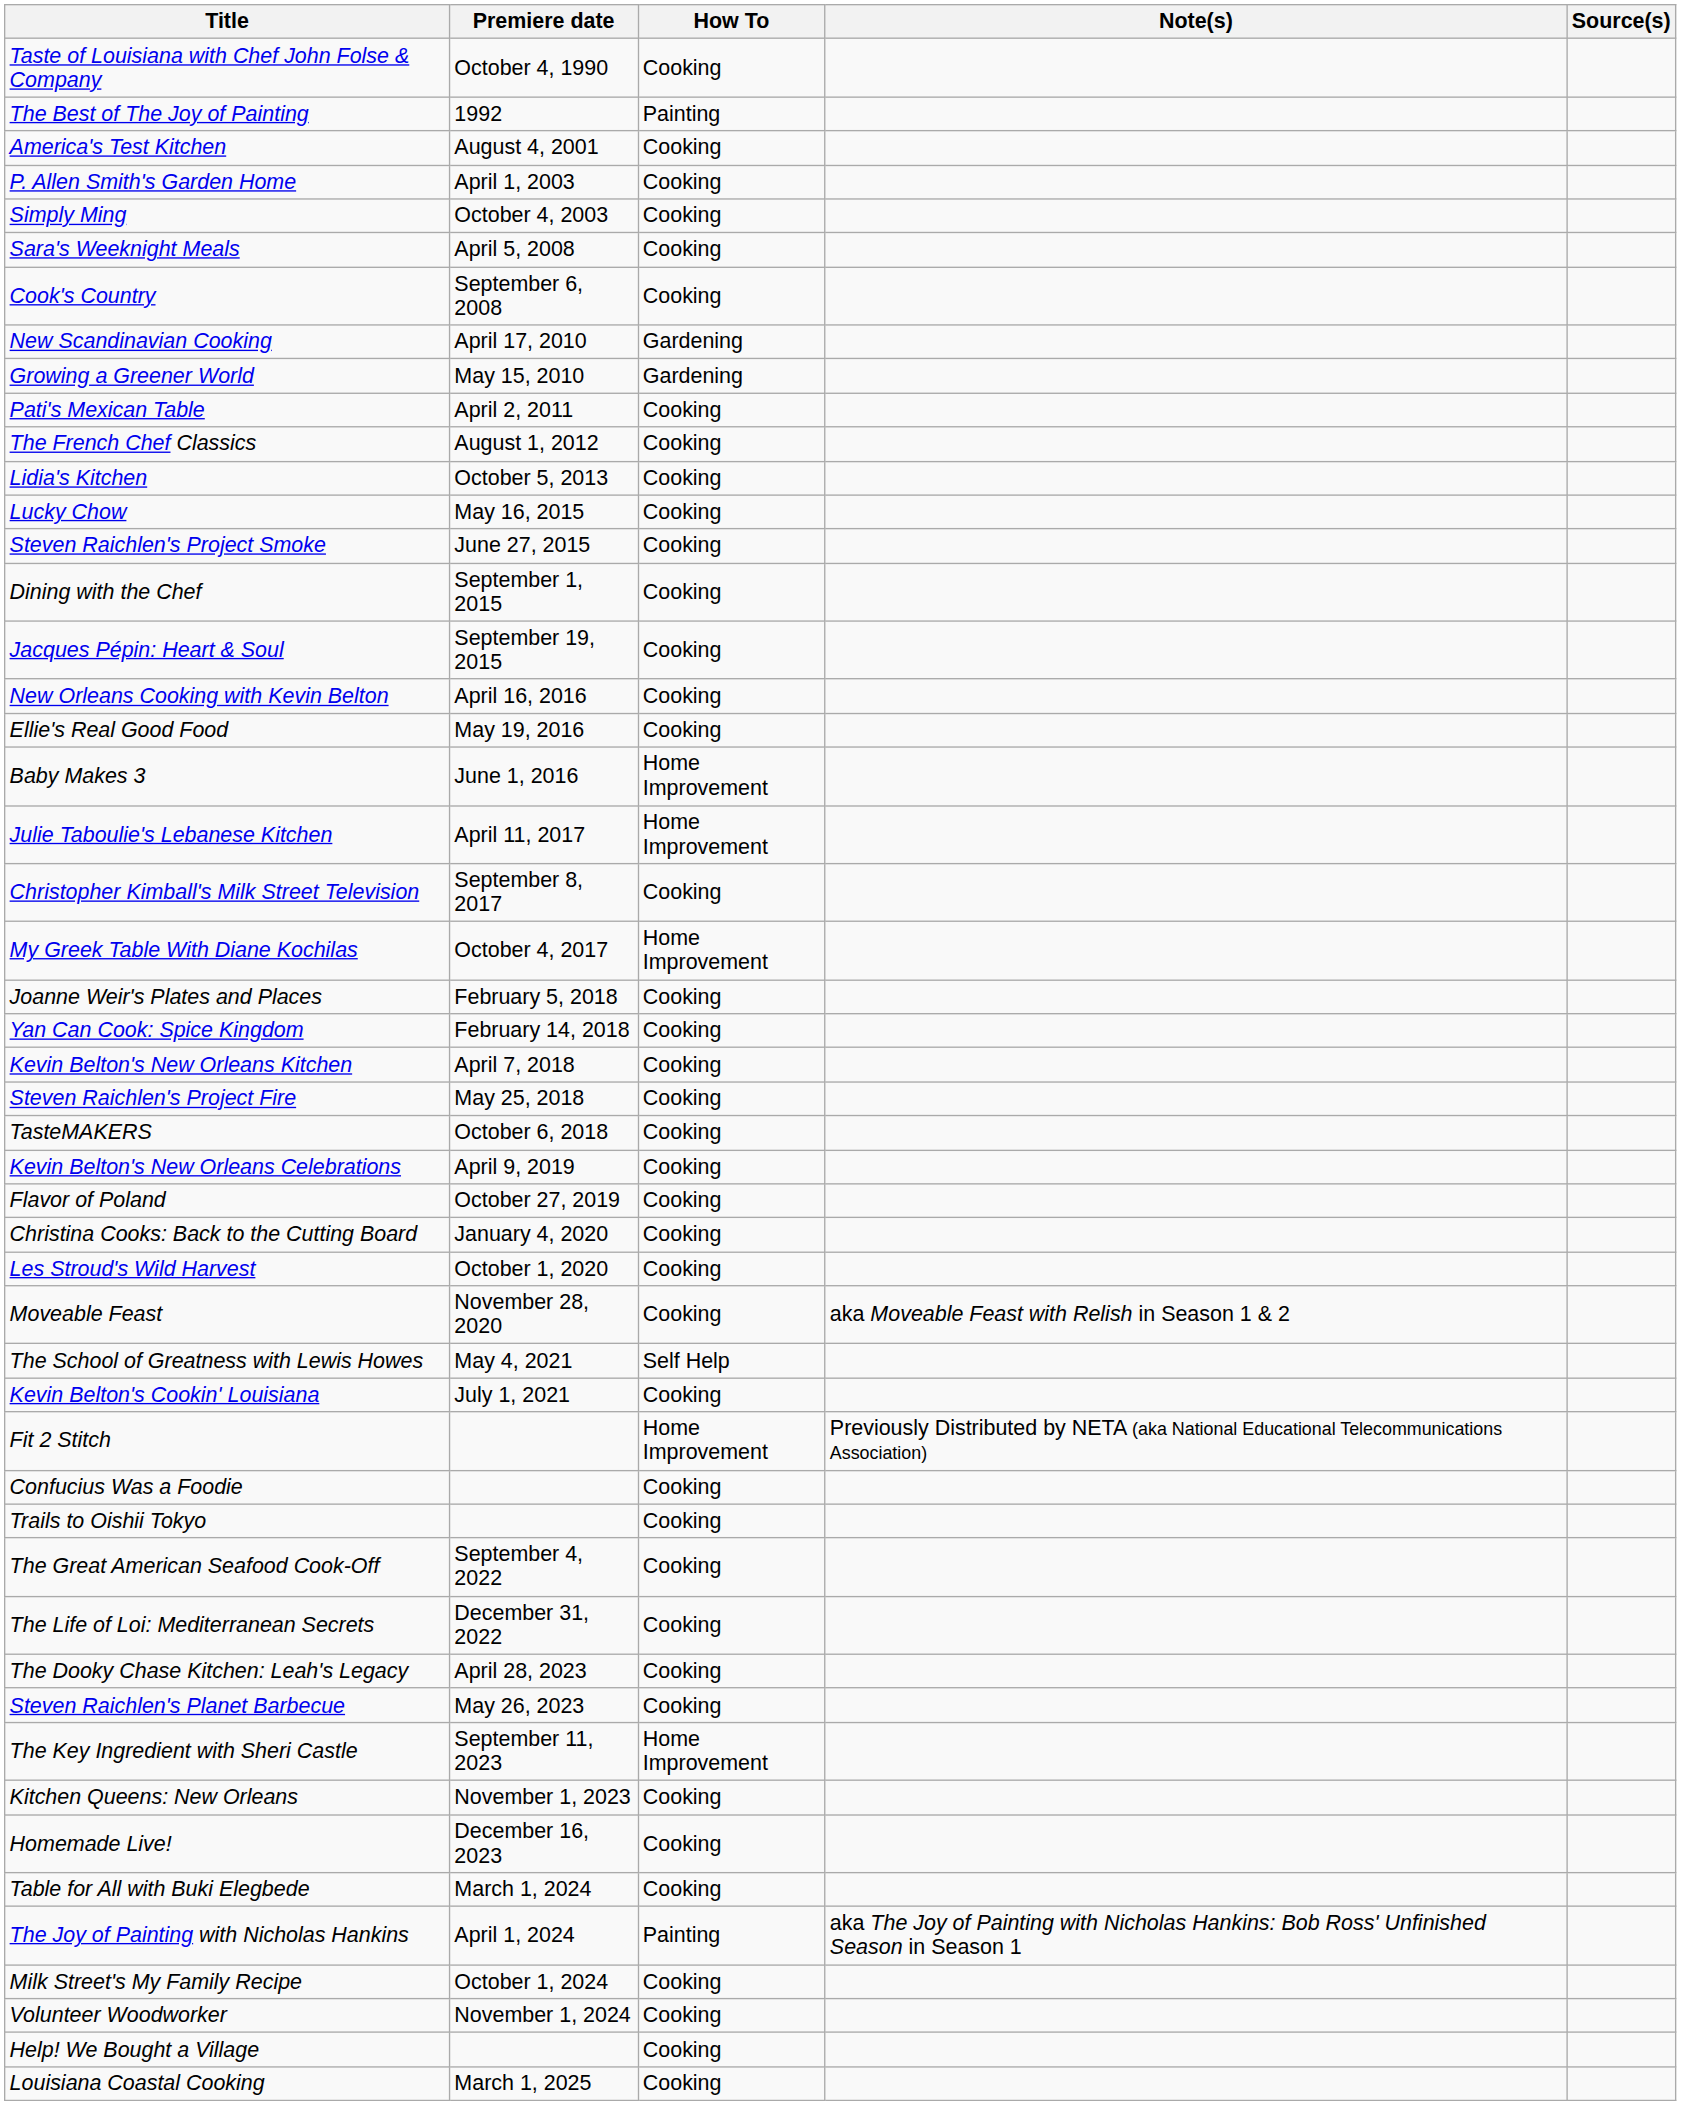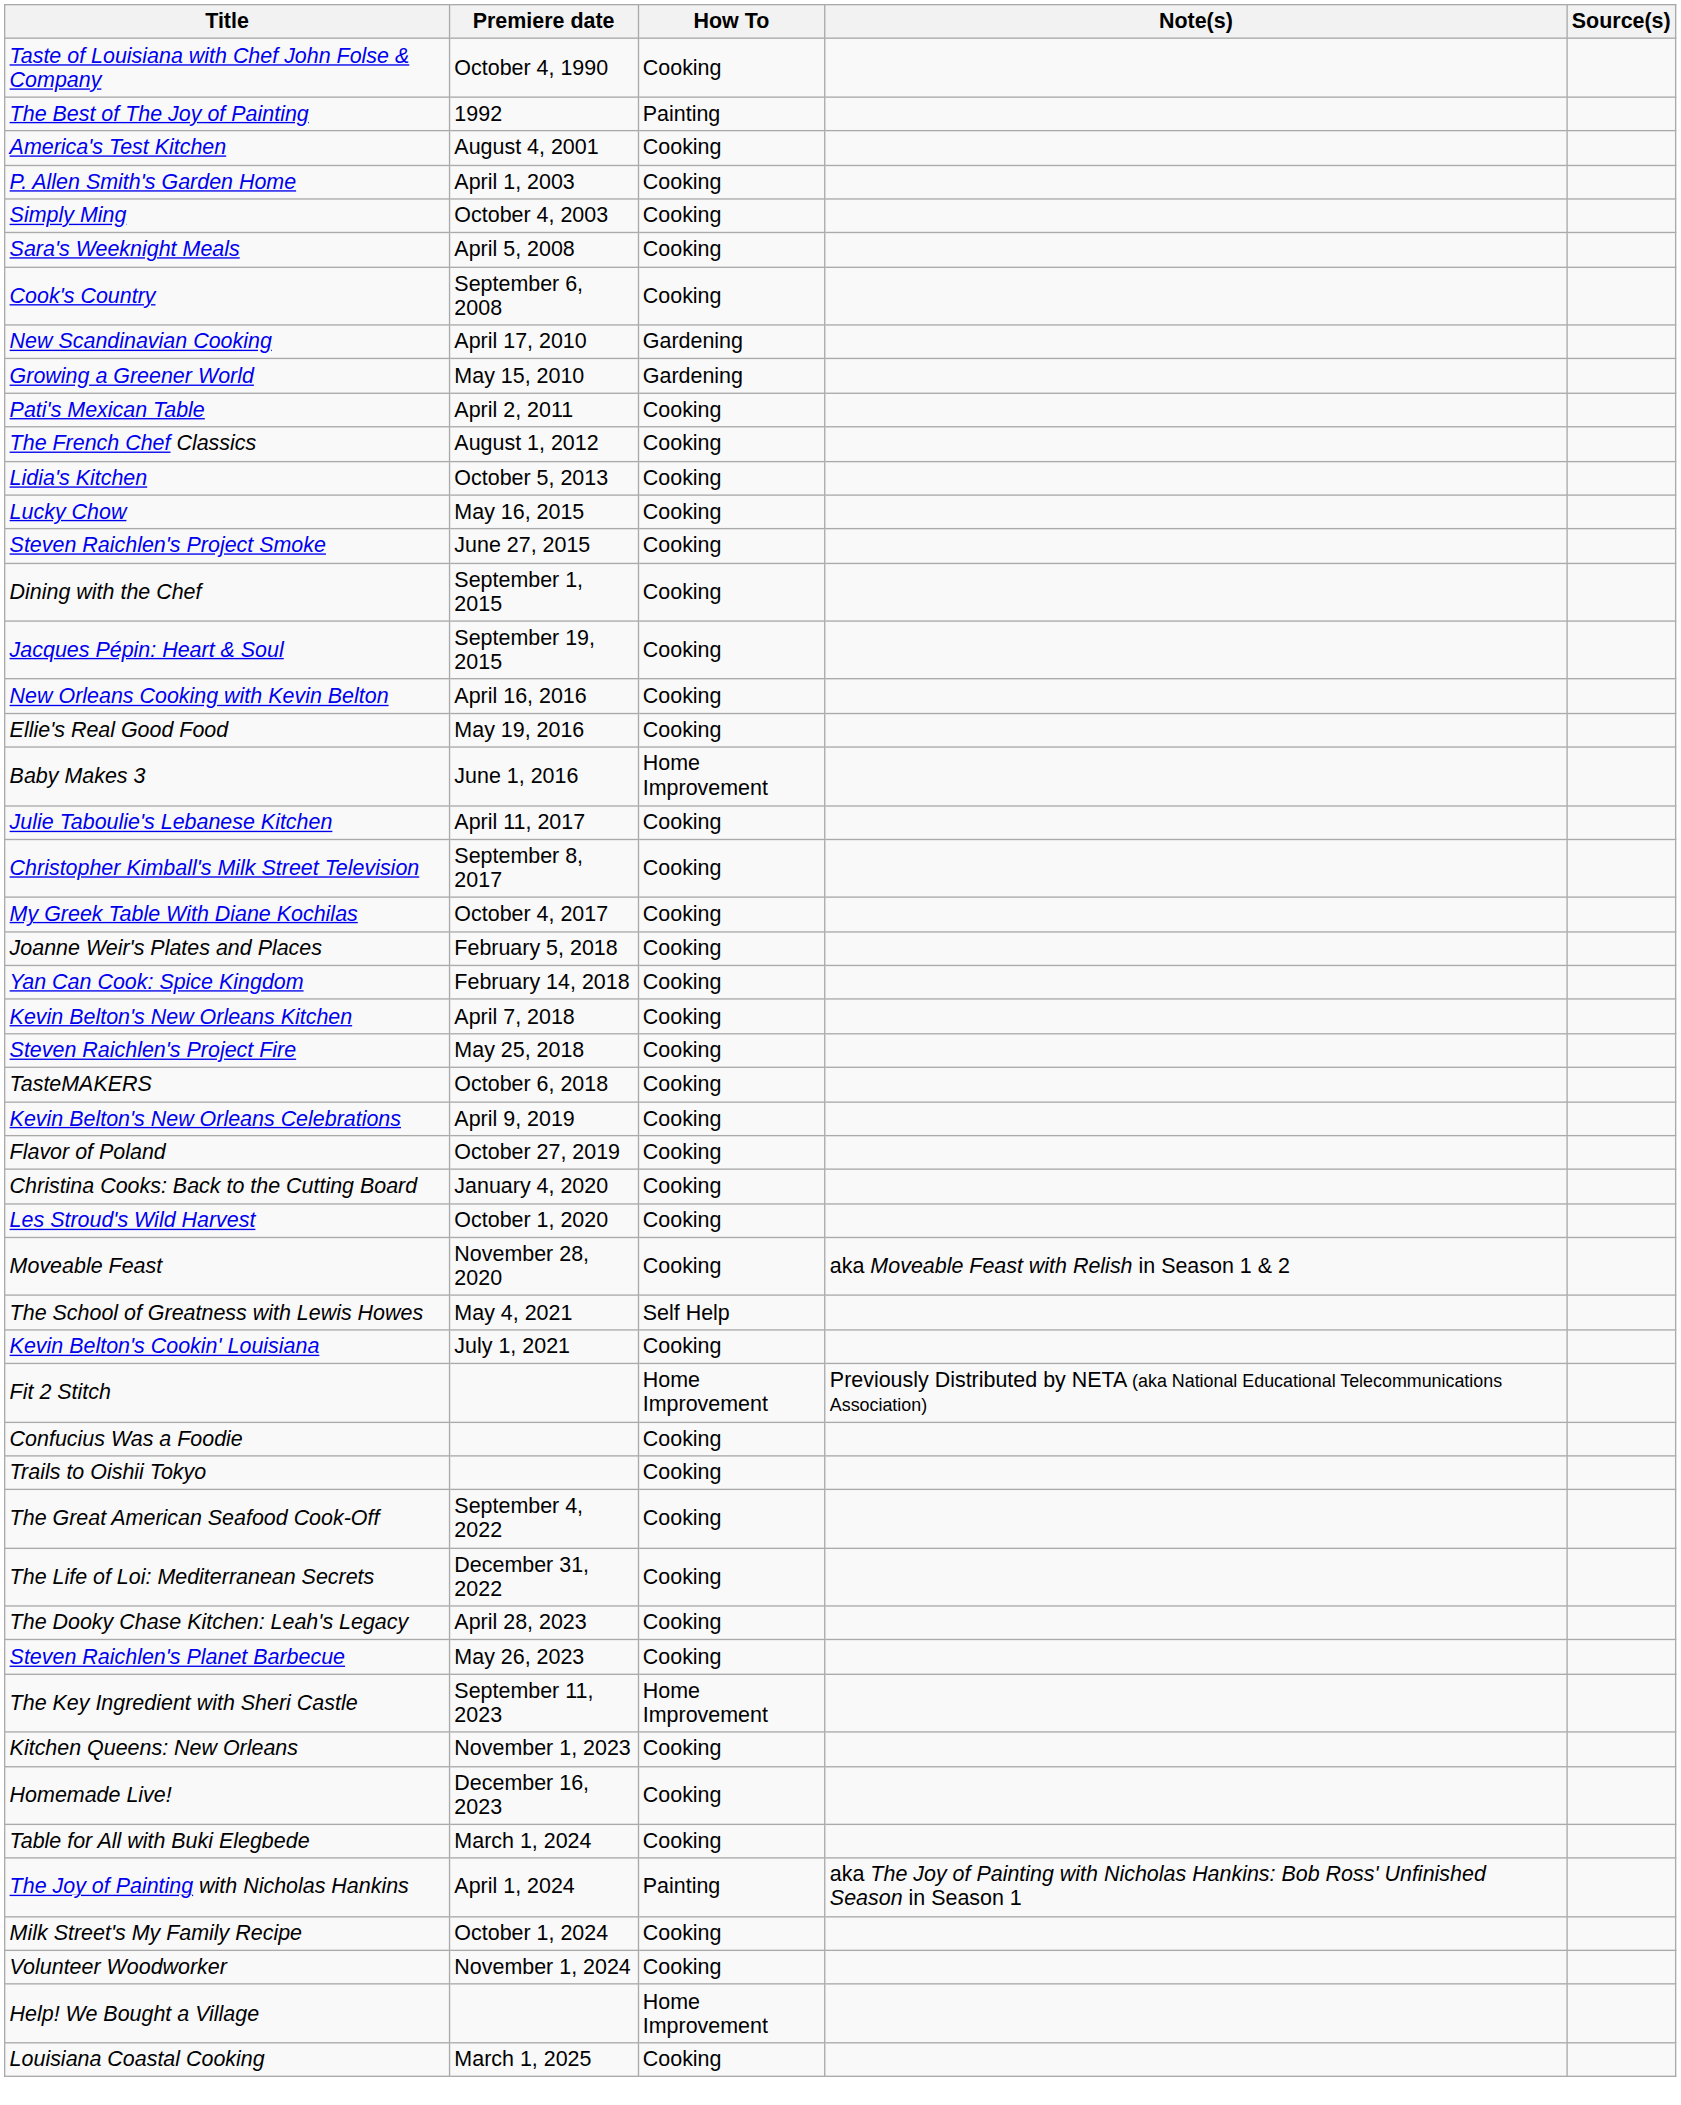(705, 834) Home Improvement -> (682, 822) Cooking
(705, 950) Home Improvement -> (682, 914) Cooking
(682, 2049) Cooking -> (705, 2013) Home Improvement
